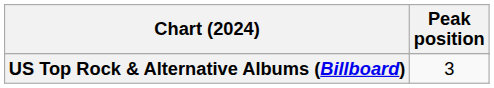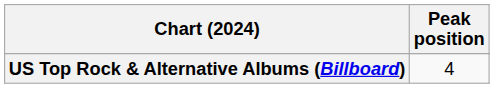(449, 68) 3 -> (449, 68) 4
